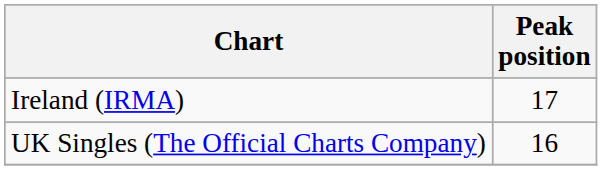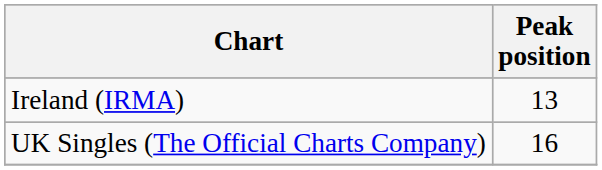(544, 99) 17 -> (544, 99) 13
